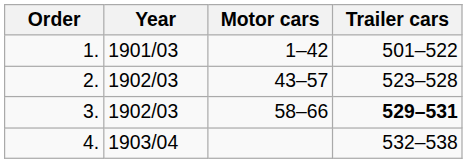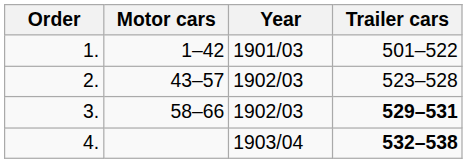columns swapped: (156, 19) <-> (270, 19)
(420, 142) normal -> (420, 142) bold
